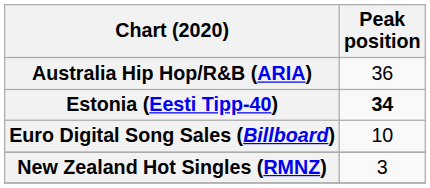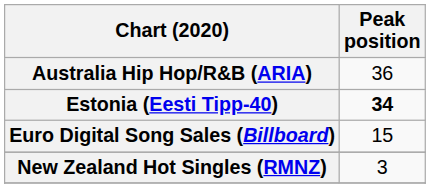(382, 135) 10 -> (382, 135) 15
